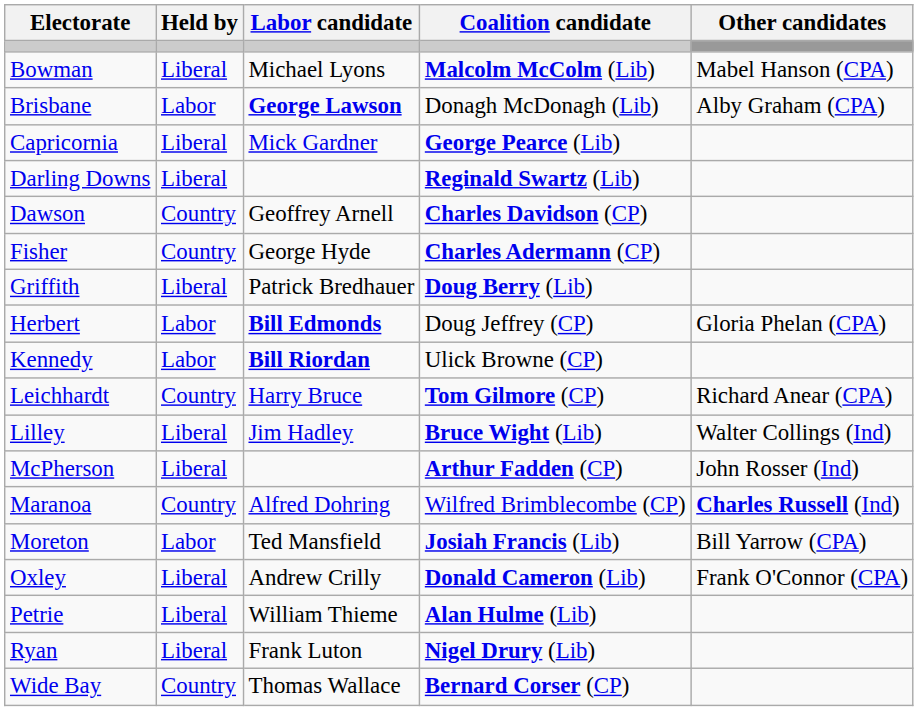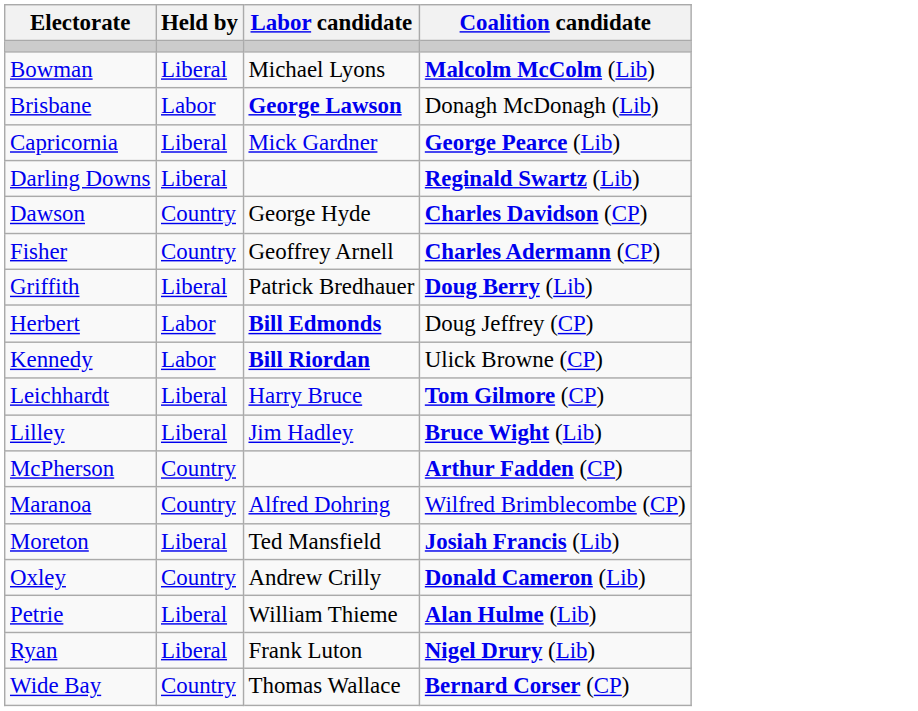- column: (802, 22)
(321, 214) Geoffrey Arnell -> (310, 214) George Hyde
(310, 250) George Hyde -> (321, 250) Geoffrey Arnell
(198, 396) Country -> (194, 396) Liberal
(194, 468) Liberal -> (198, 468) Country
(188, 541) Labor -> (194, 541) Liberal
(194, 577) Liberal -> (198, 577) Country
